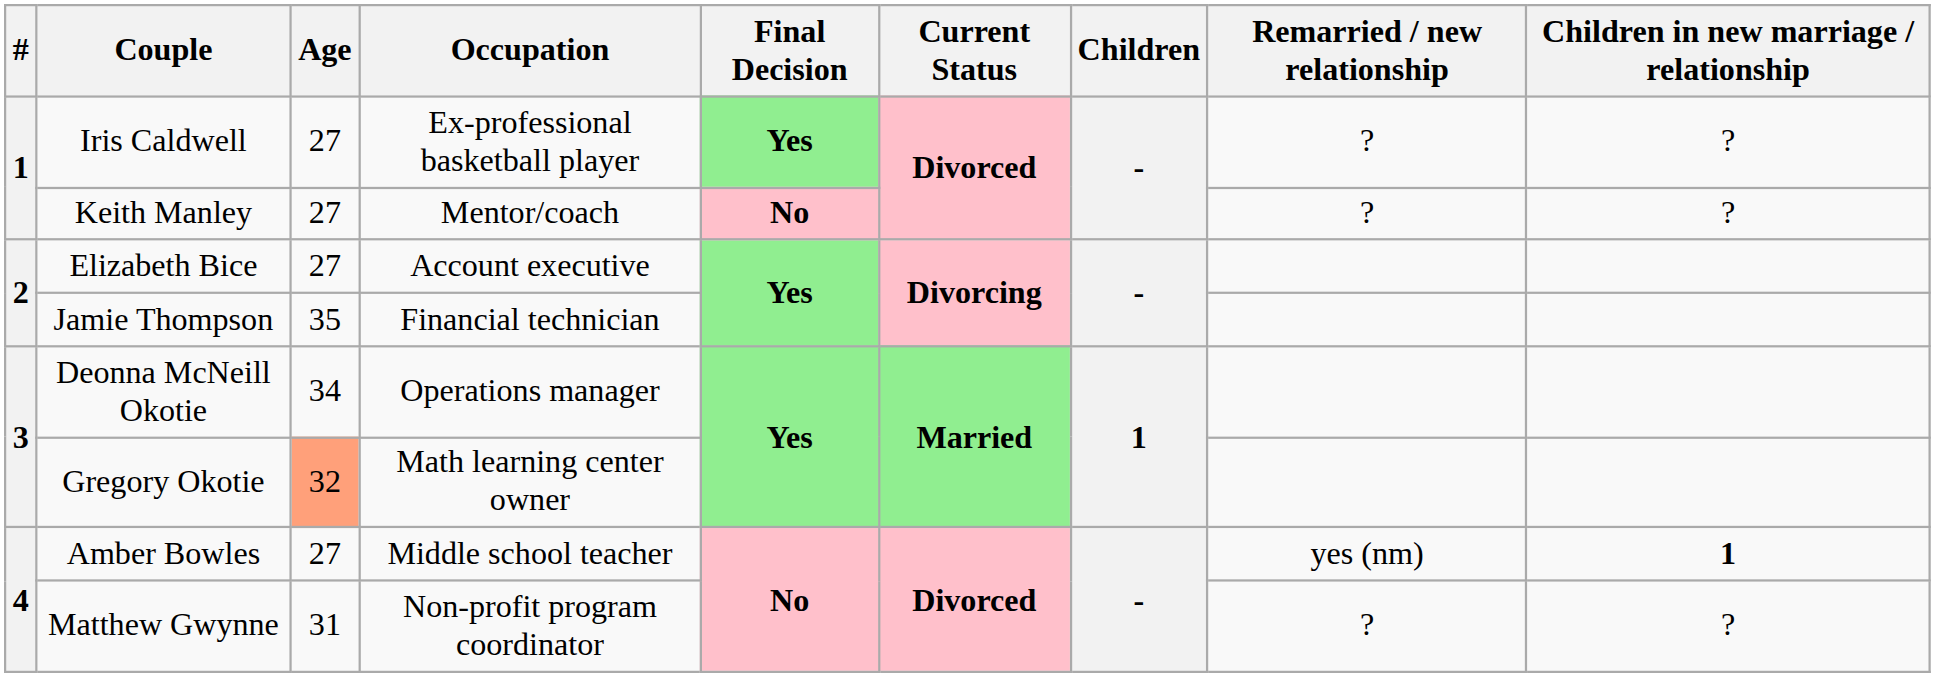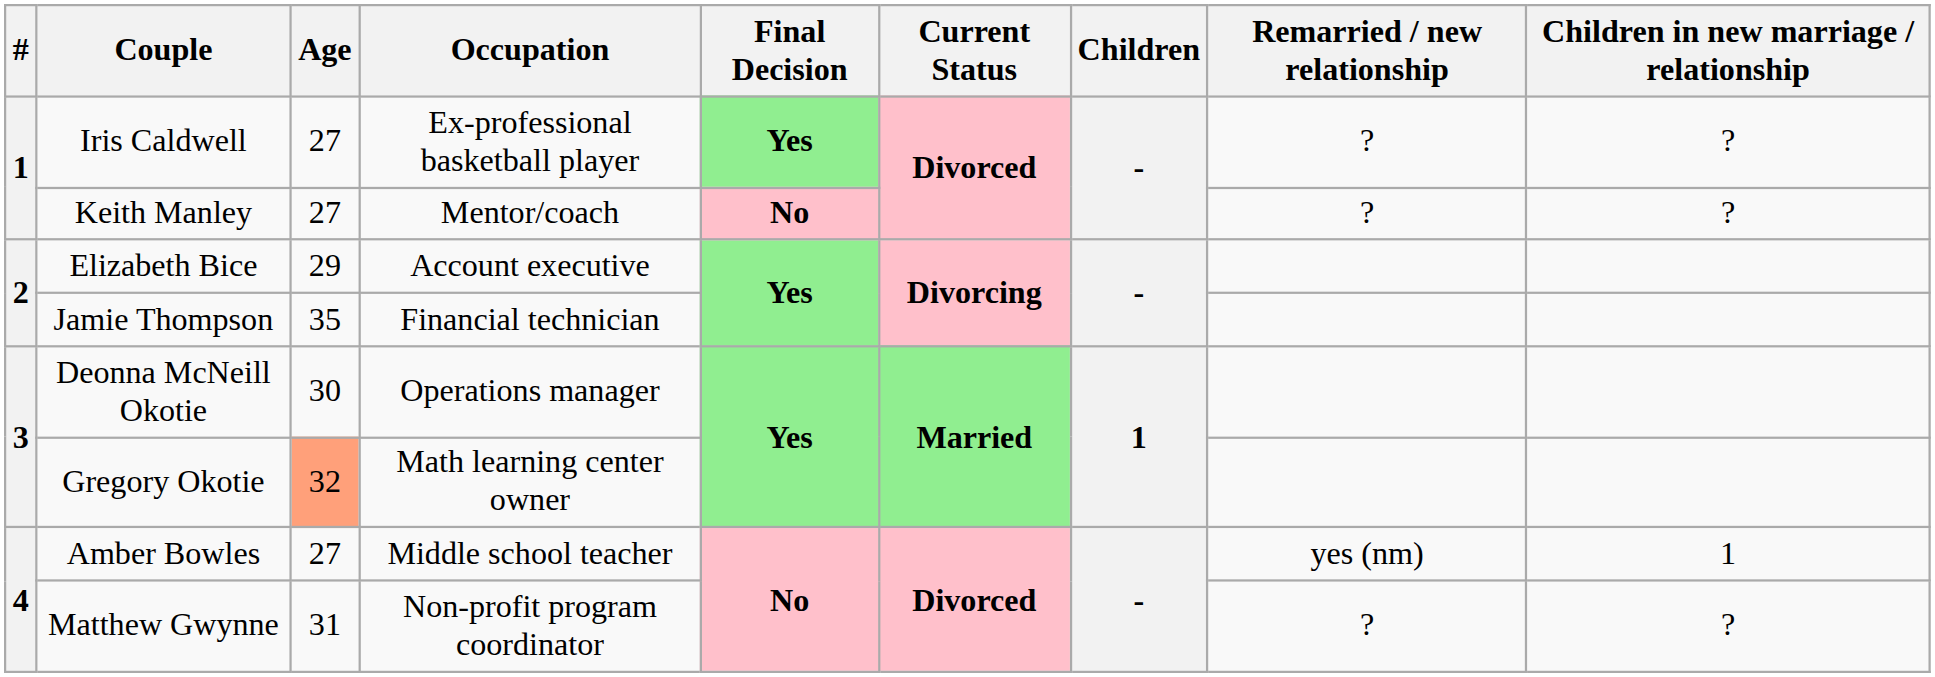(325, 266) 27 -> (325, 266) 29
(325, 390) 34 -> (325, 390) 30
(1728, 553) bold -> (1728, 553) normal
